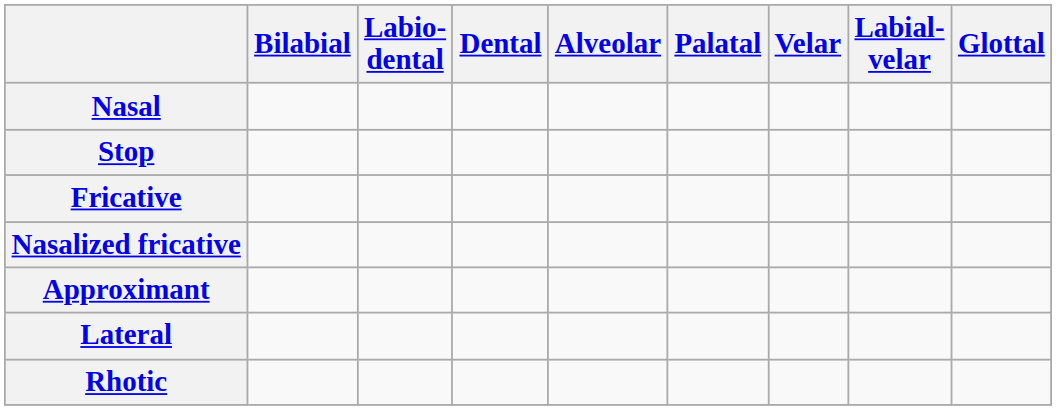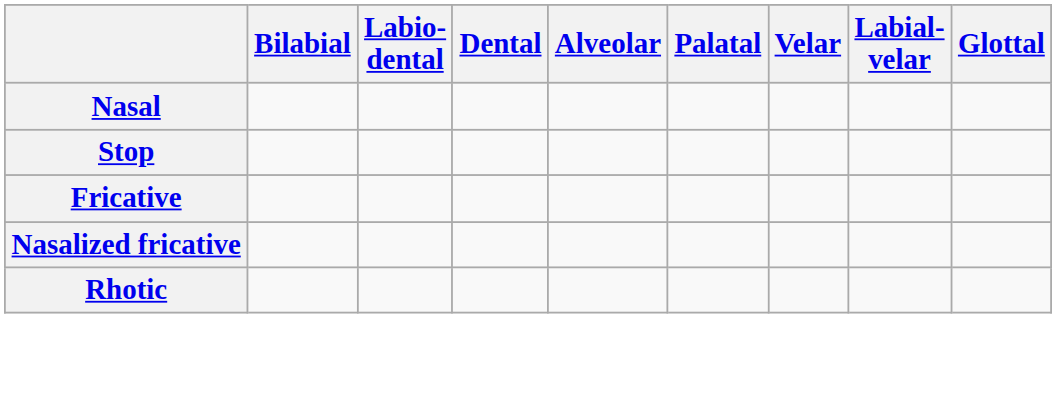- row: (126, 289)
- row: (126, 335)
